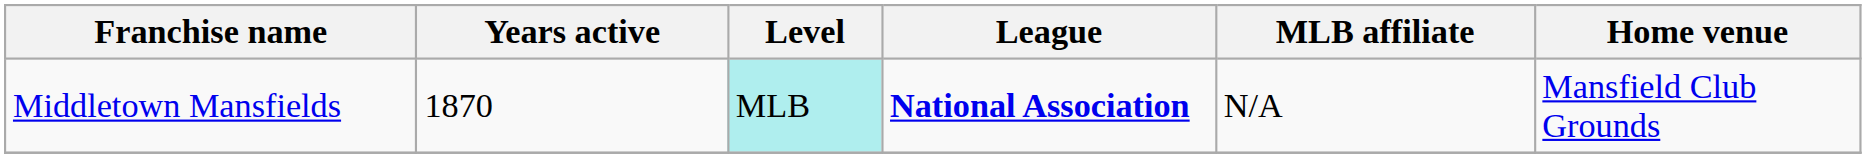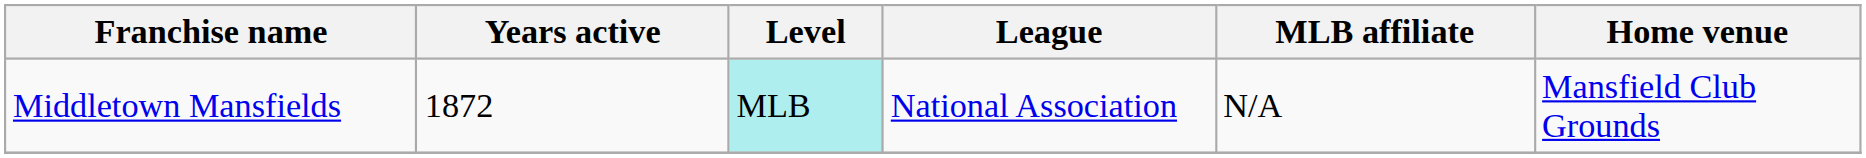(459, 105) 1870 -> (459, 105) 1872
(1040, 105) bold -> (1034, 105) normal
